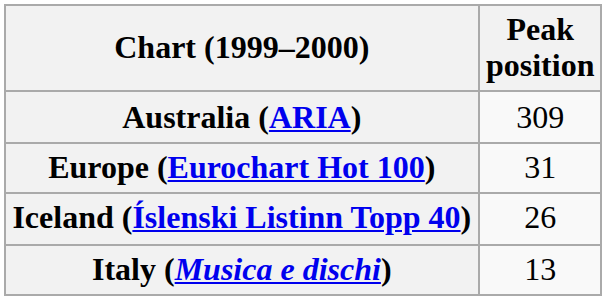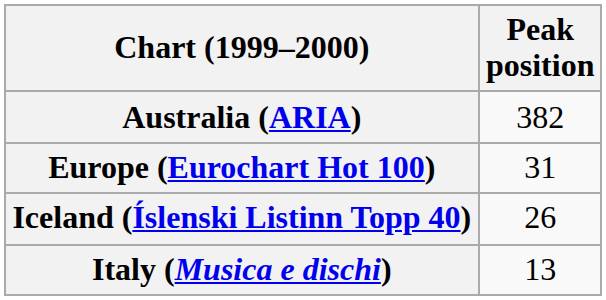(540, 116) 309 -> (540, 116) 382
